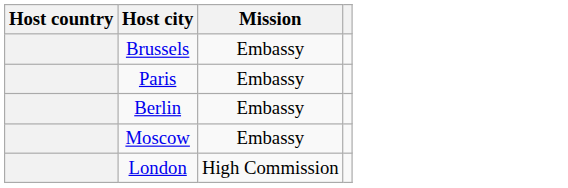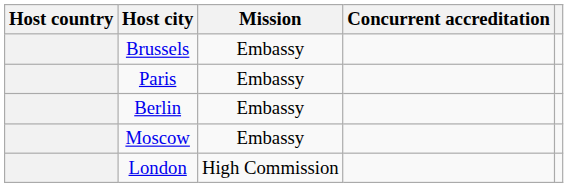+ column: (449, 19)
